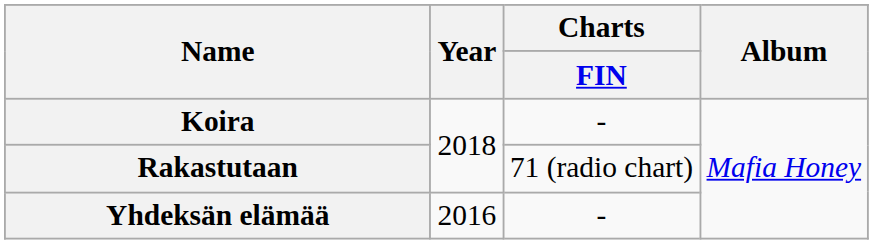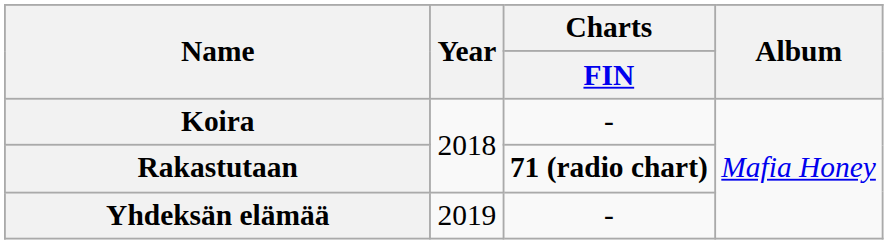(601, 167) normal -> (609, 167) bold
(467, 214) 2016 -> (467, 214) 2019
